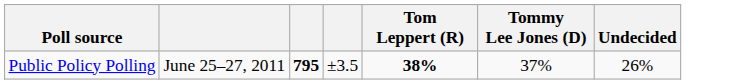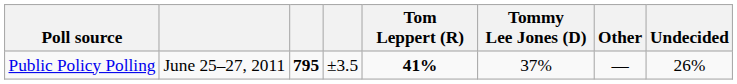+ column: (620, 37)
(420, 65) 38% -> (420, 65) 41%
